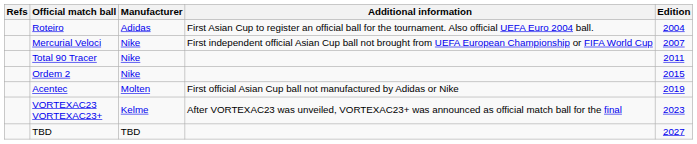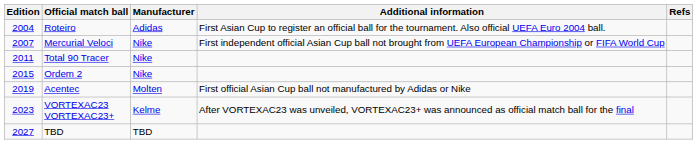columns swapped: (674, 12) <-> (17, 12)
